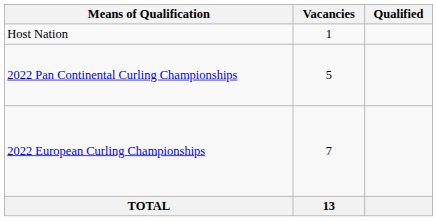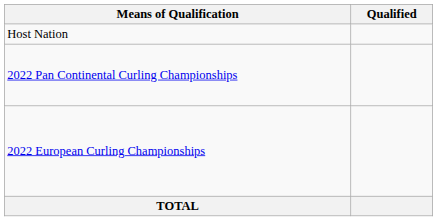- column: (329, 14)
